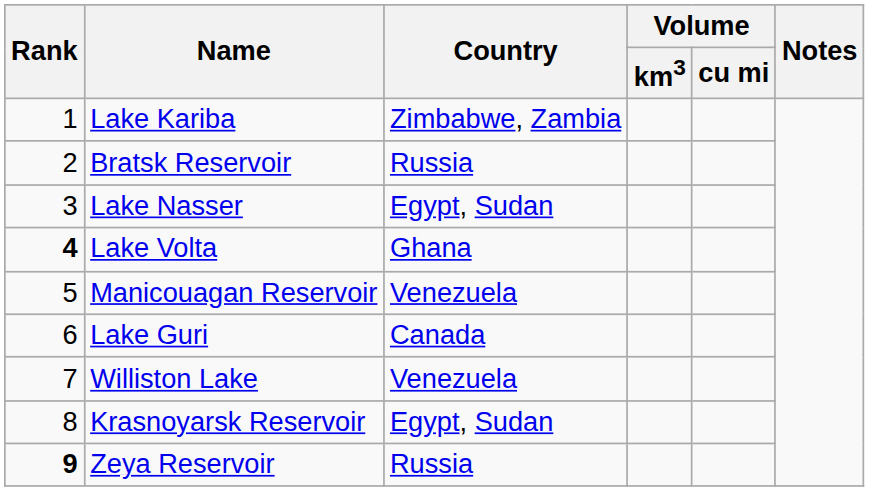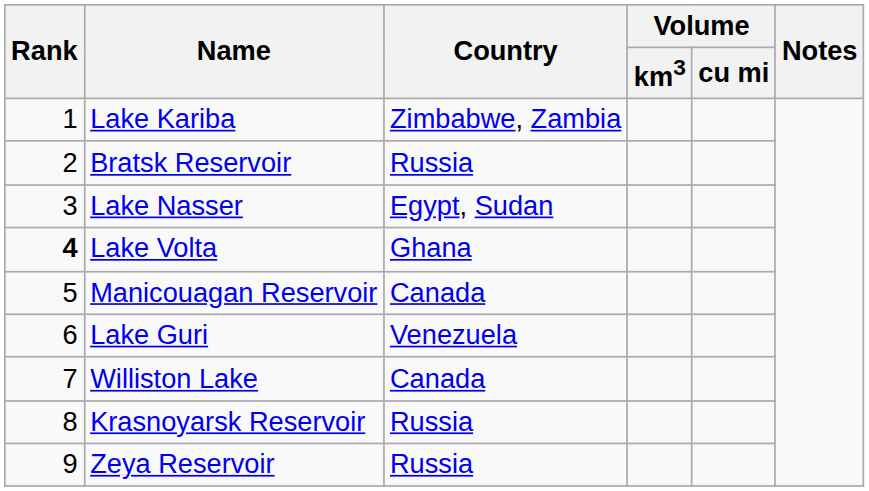(454, 292) Venezuela -> (438, 292) Canada
(438, 335) Canada -> (454, 335) Venezuela
(454, 378) Venezuela -> (438, 378) Canada
(472, 421) Egypt, Sudan -> (432, 421) Russia
(70, 464) bold -> (70, 464) normal
